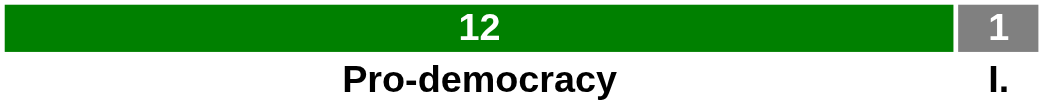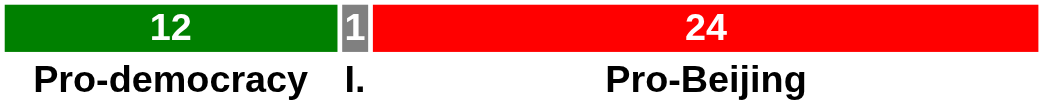+ column: (706, 27)
